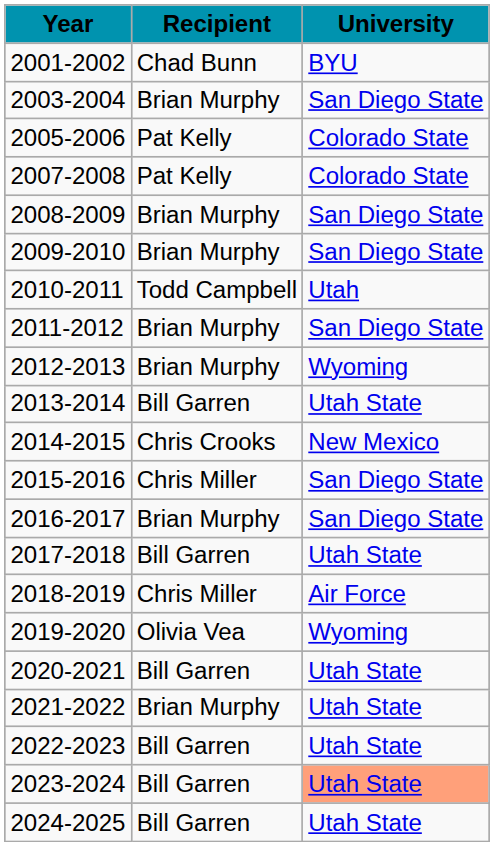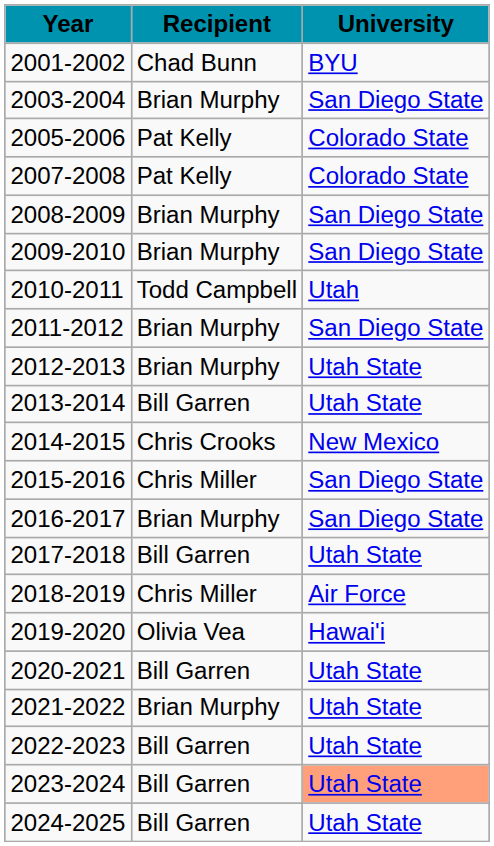(358, 366) Wyoming -> (365, 366) Utah State
(358, 632) Wyoming -> (347, 632) Hawai'i
